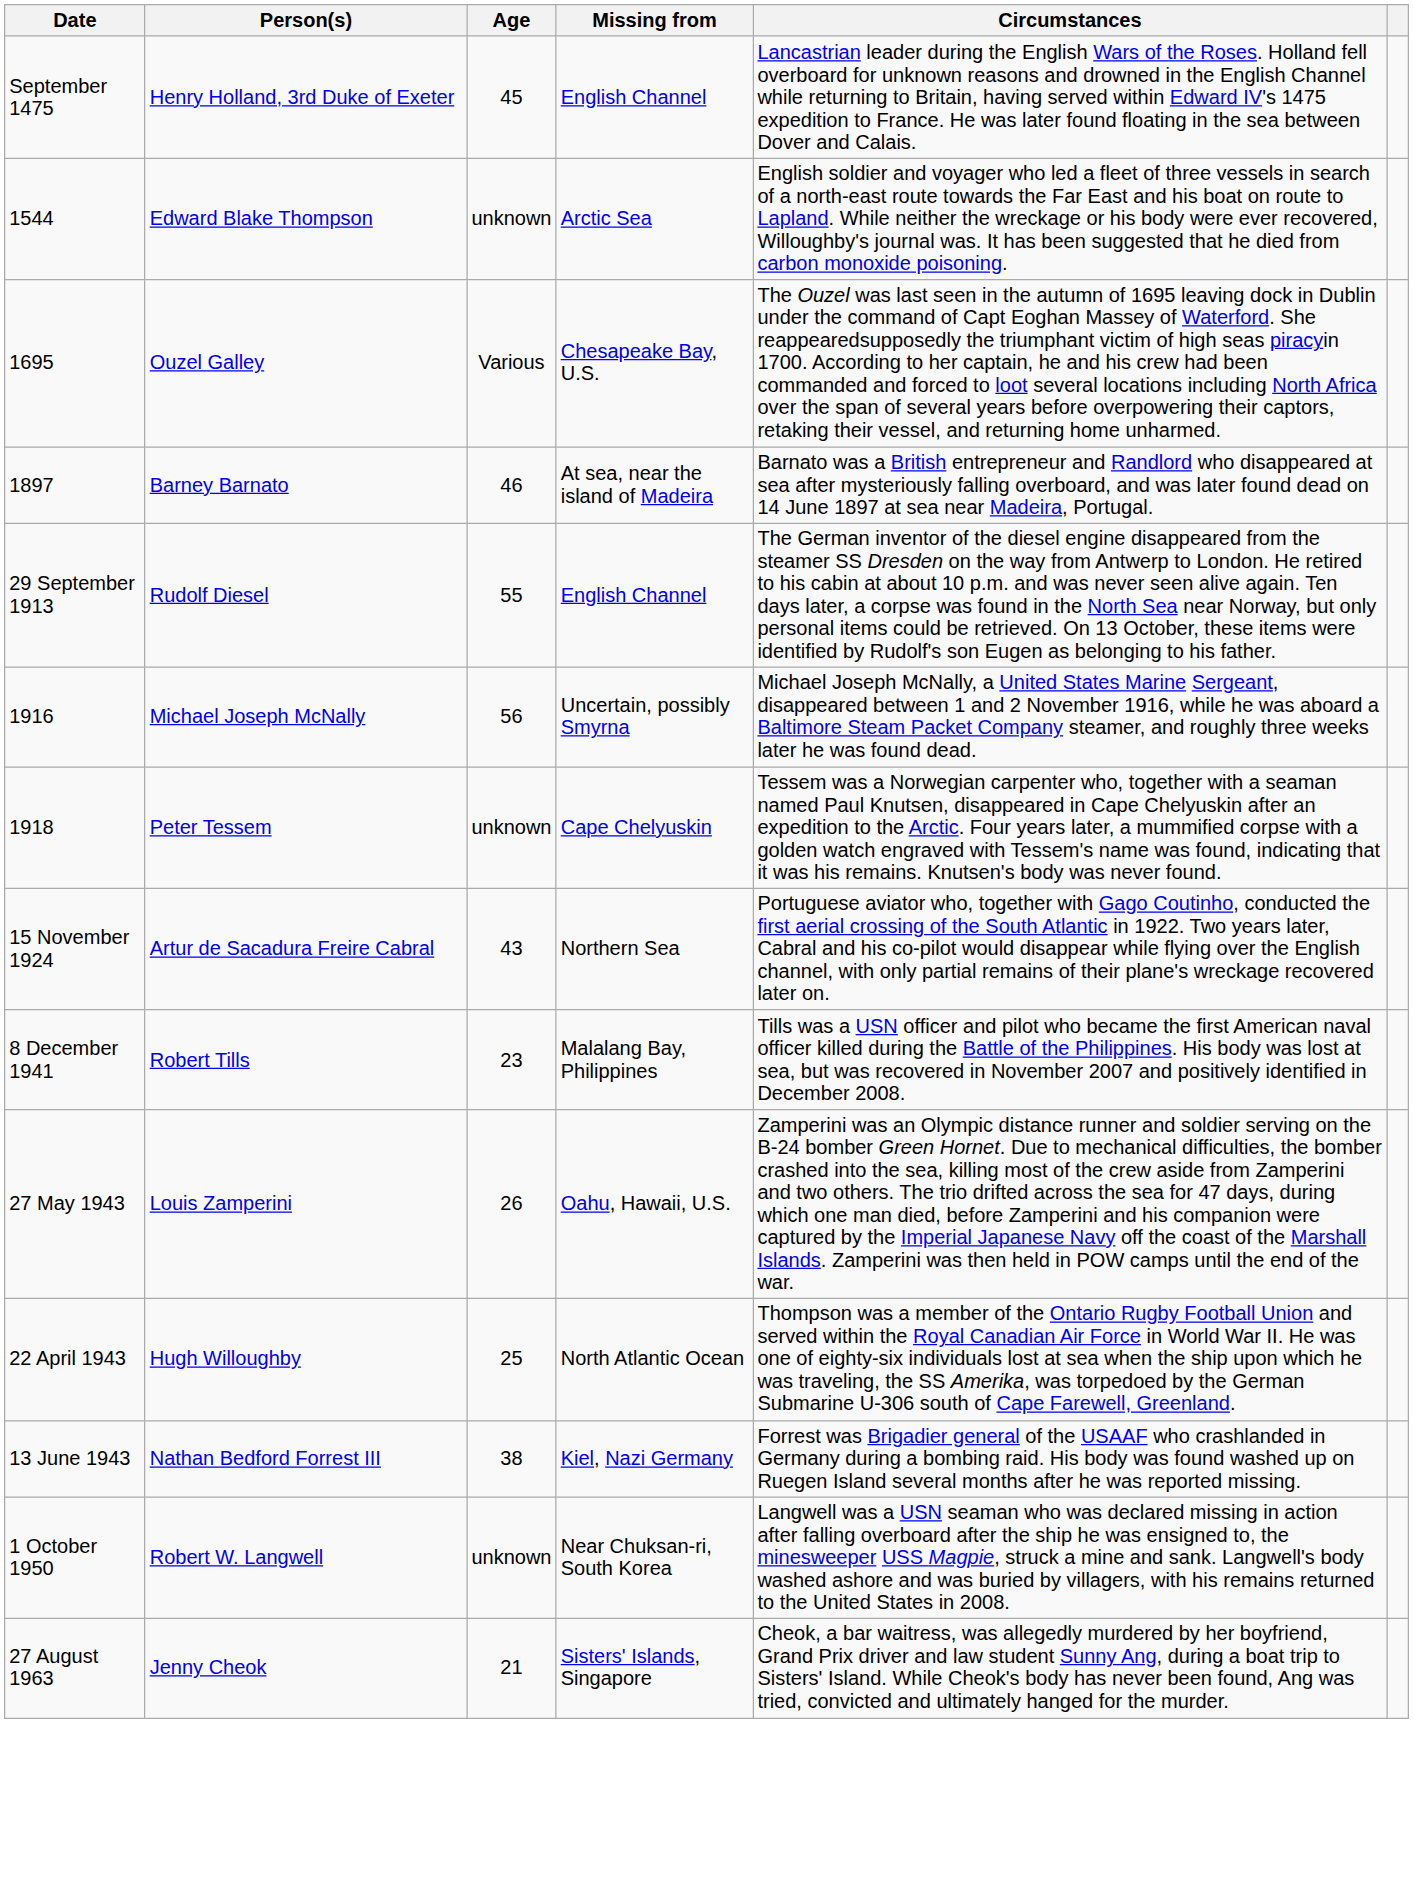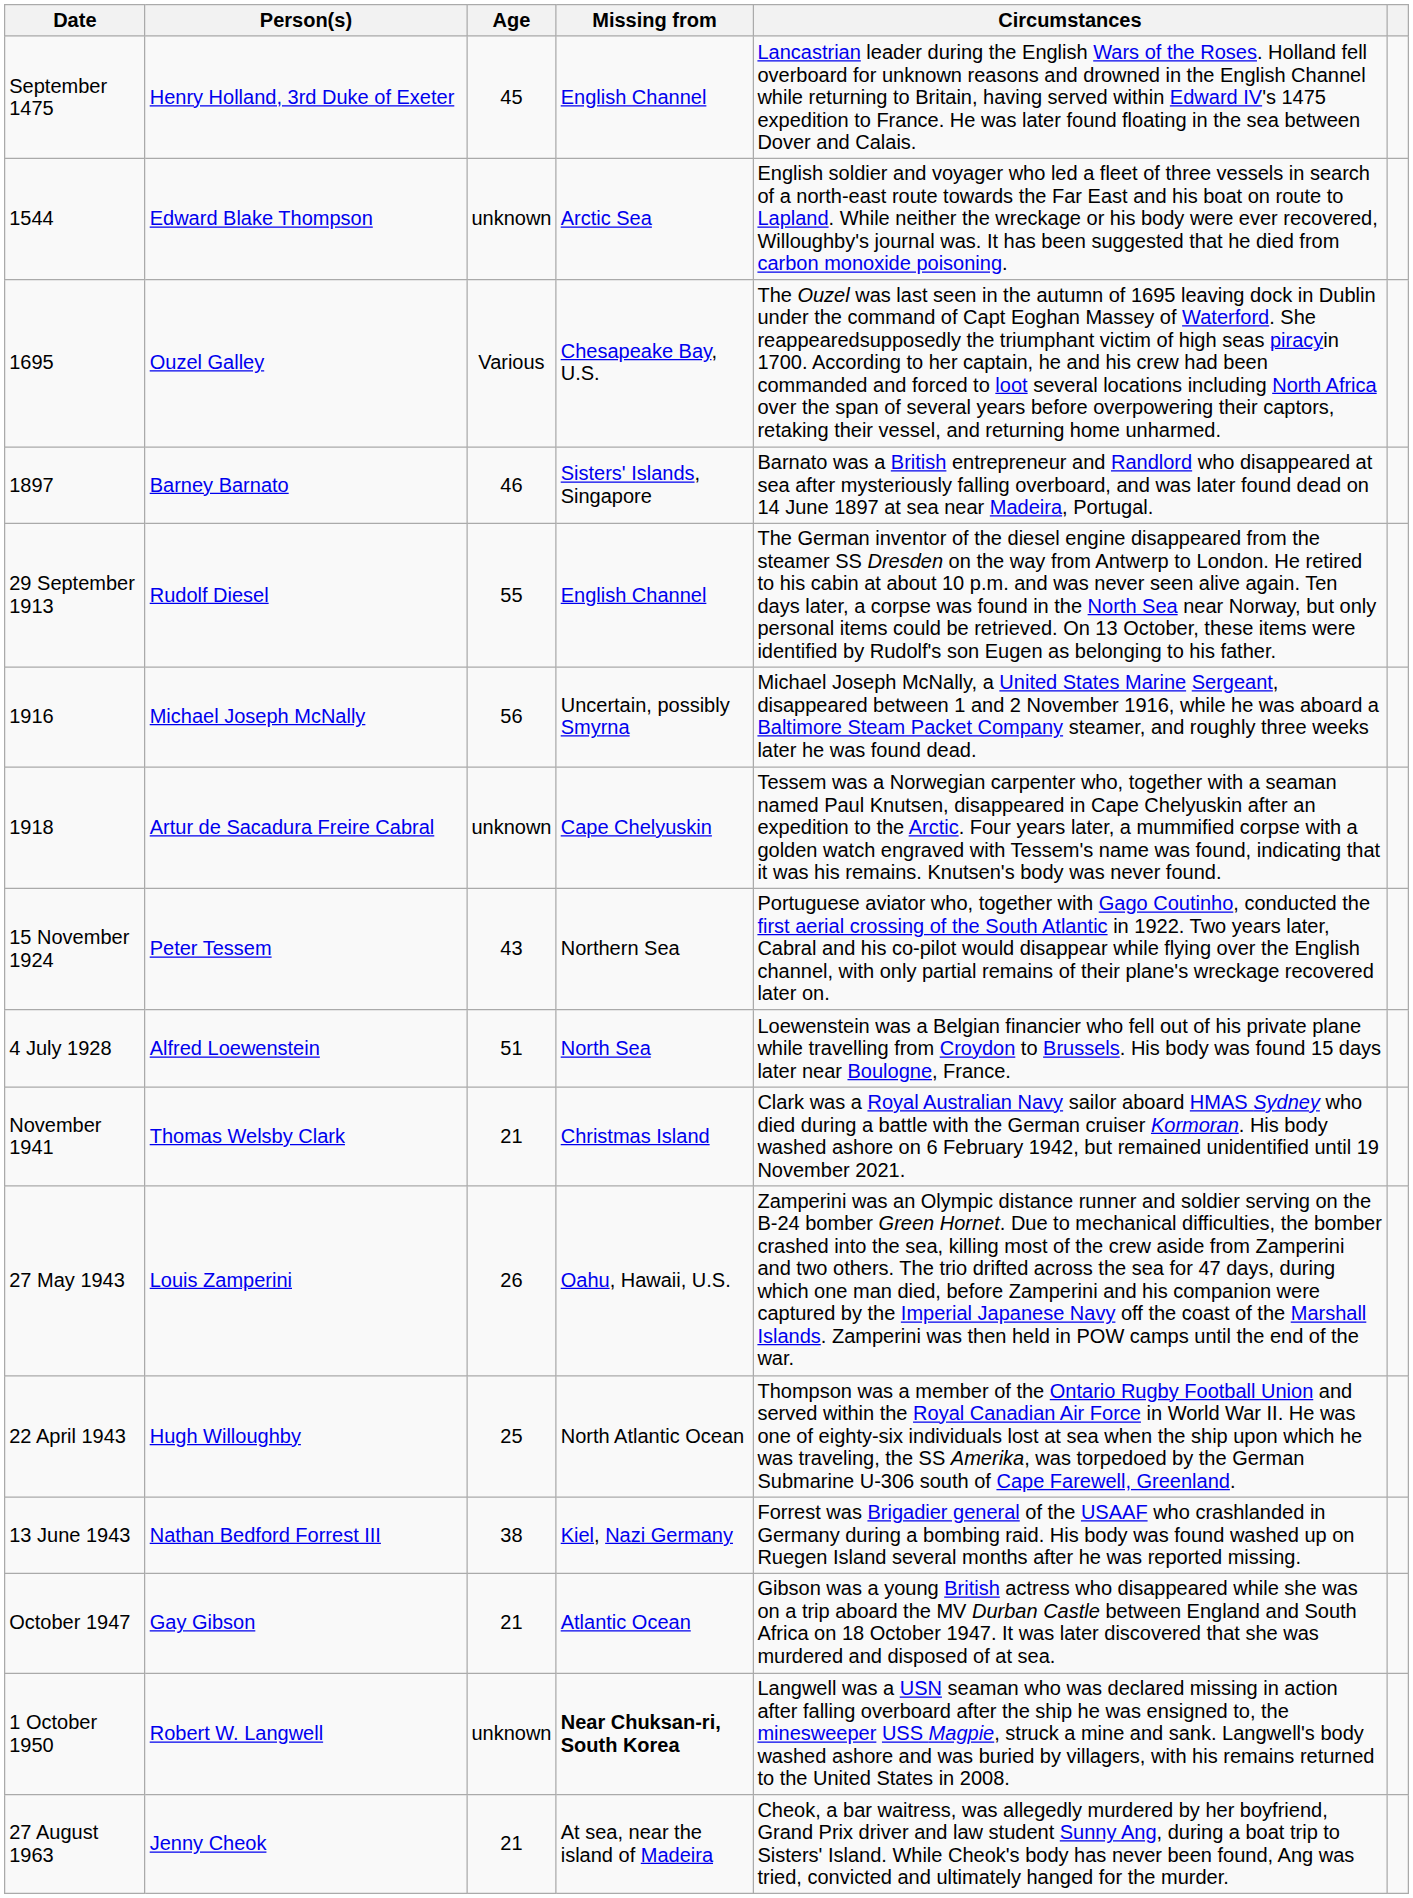(637, 484) At sea, near the island of Madeira -> (630, 484) Sisters' Islands, Singapore
(211, 827) Peter Tessem -> (292, 827) Artur de Sacadura Freire Cabral
(292, 949) Artur de Sacadura Freire Cabral -> (211, 949) Peter Tessem
+ row: (60, 1048)
+ row: (55, 1136)
- row: (64, 1059)
+ row: (70, 1623)
(636, 1557) normal -> (641, 1733) bold
(630, 1668) Sisters' Islands, Singapore -> (637, 1844) At sea, near the island of Madeira
